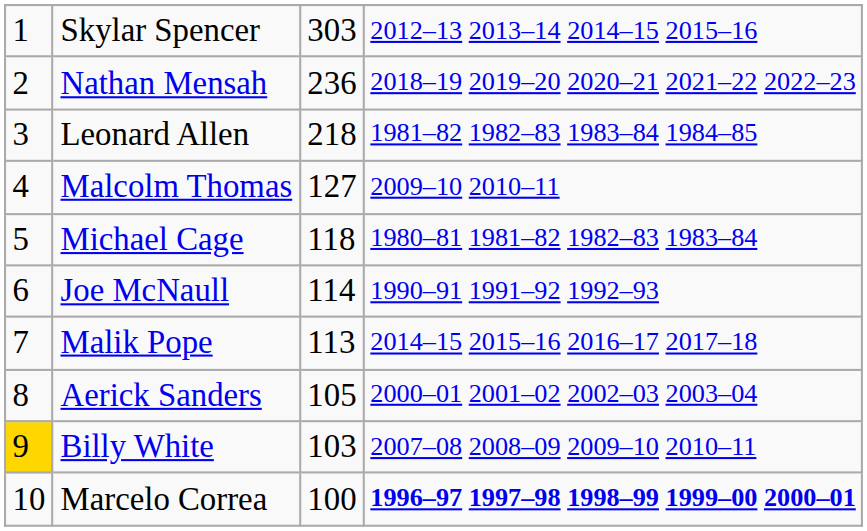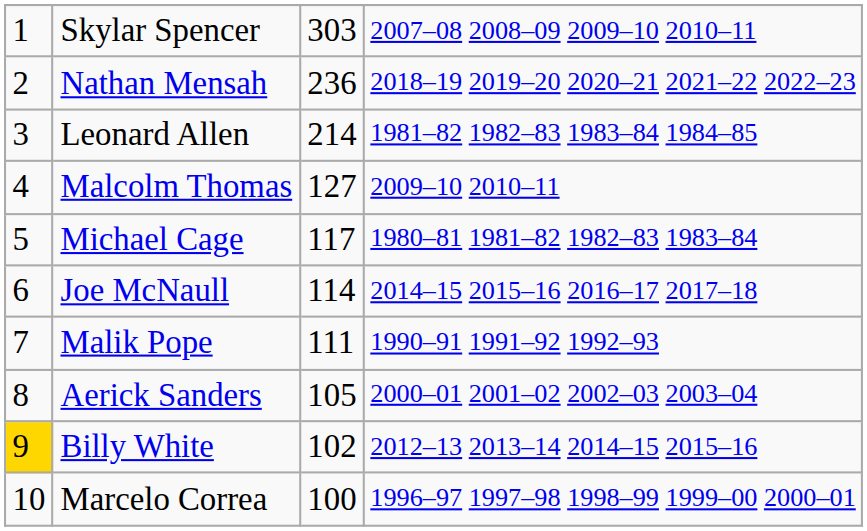(564, 30) 2012–13 2013–14 2014–15 2015–16 -> (563, 30) 2007–08 2008–09 2009–10 2010–11
(332, 134) 218 -> (332, 134) 214
(331, 238) 118 -> (331, 238) 117
(515, 290) 1990–91 1991–92 1992–93 -> (564, 290) 2014–15 2015–16 2016–17 2017–18
(331, 342) 113 -> (331, 342) 111
(564, 342) 2014–15 2015–16 2016–17 2017–18 -> (515, 342) 1990–91 1991–92 1992–93
(332, 446) 103 -> (332, 446) 102
(563, 446) 2007–08 2008–09 2009–10 2010–11 -> (564, 446) 2012–13 2013–14 2014–15 2015–16
(613, 498) bold -> (613, 498) normal
